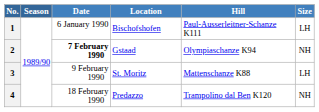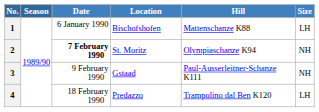(230, 28) Paul-Ausserleitner-Schanze K111 -> (217, 28) Mattenschanze K88
(124, 51) Gstaad -> (129, 51) St. Moritz
(129, 73) St. Moritz -> (124, 73) Gstaad
(217, 73) Mattenschanze K88 -> (230, 73) Paul-Ausserleitner-Schanze K111
(305, 73) LH -> (305, 73) NH
(305, 95) NH -> (305, 95) LH
